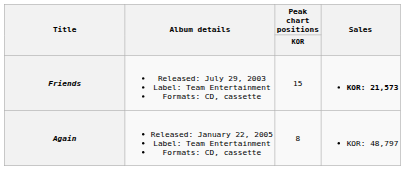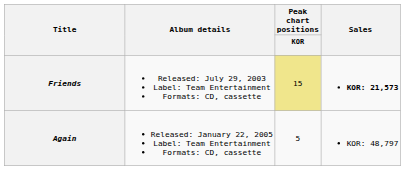(298, 83) no background -> (298, 83) khaki background
(298, 138) 8 -> (298, 138) 5
